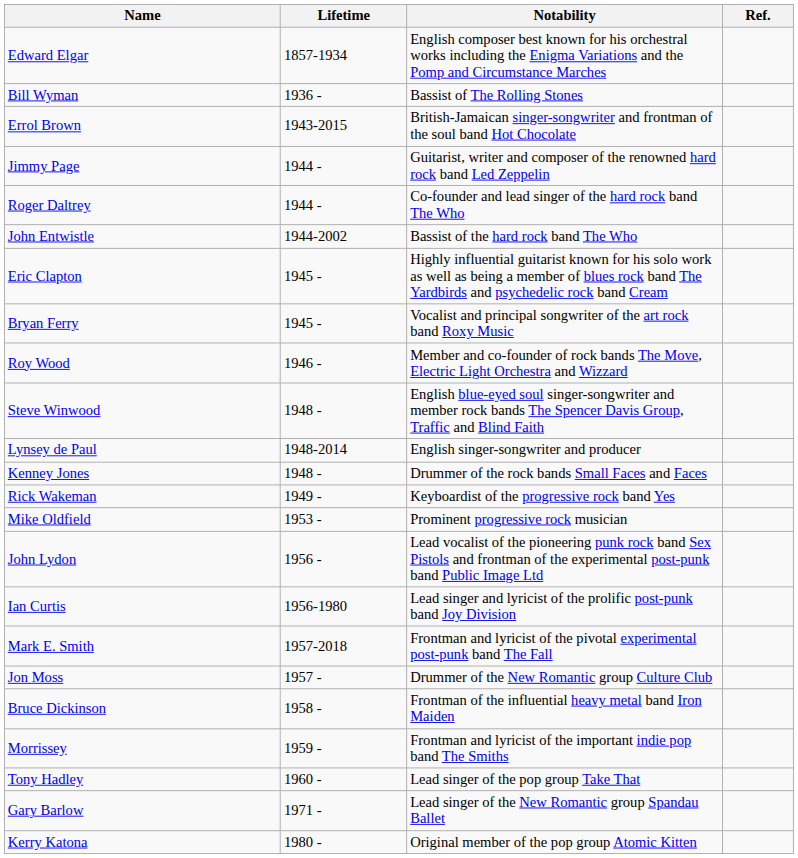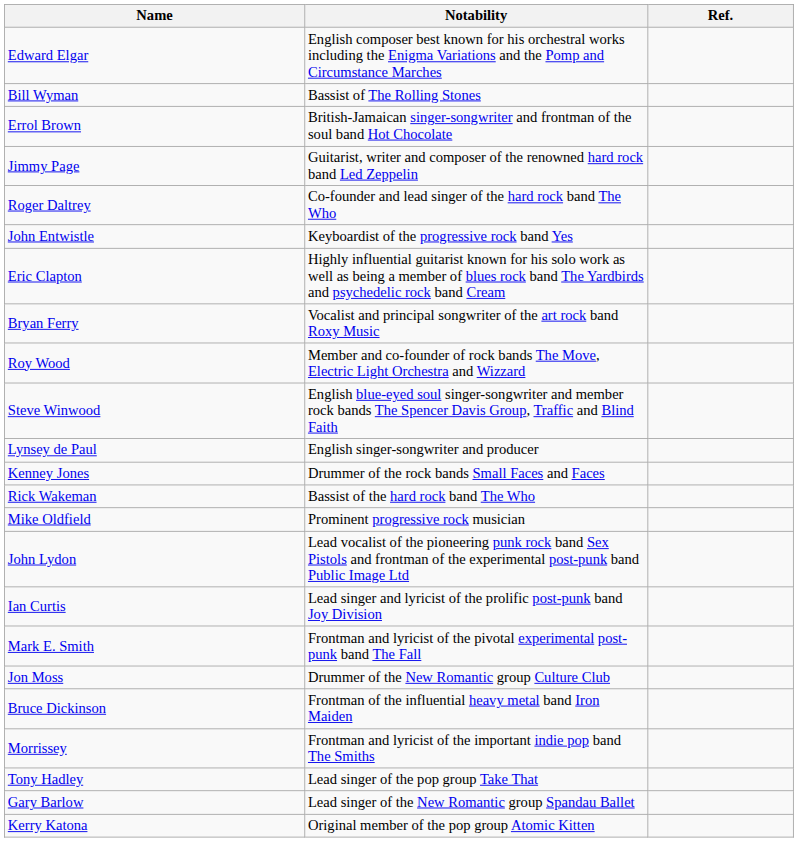- column: (344, 16)
(524, 236) Bassist of the hard rock band The Who -> (440, 236) Keyboardist of the progressive rock band Yes
(543, 496) Keyboardist of the progressive rock band Yes -> (422, 496) Bassist of the hard rock band The Who
